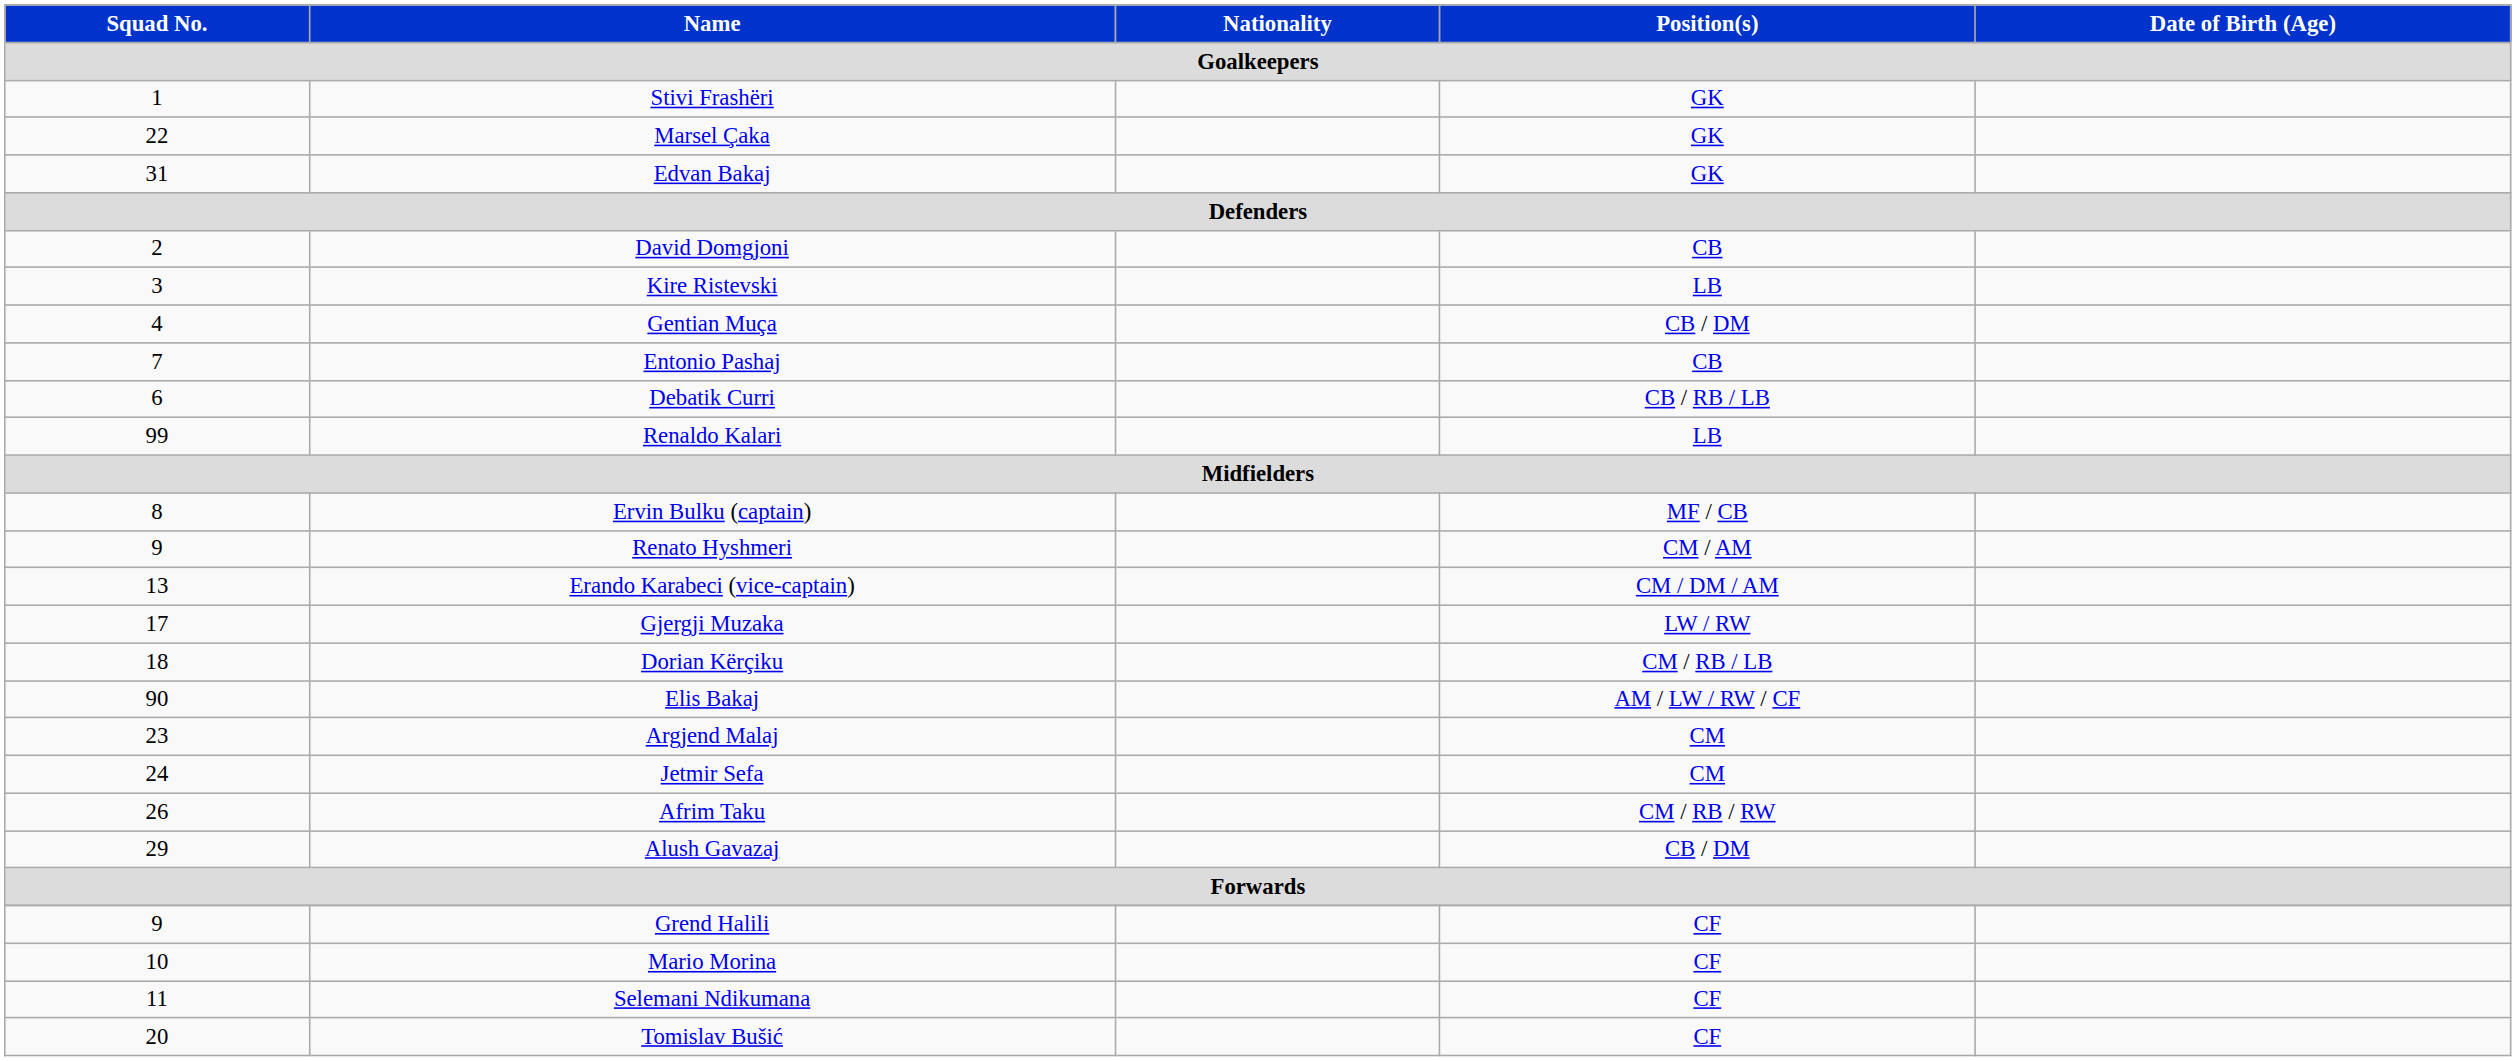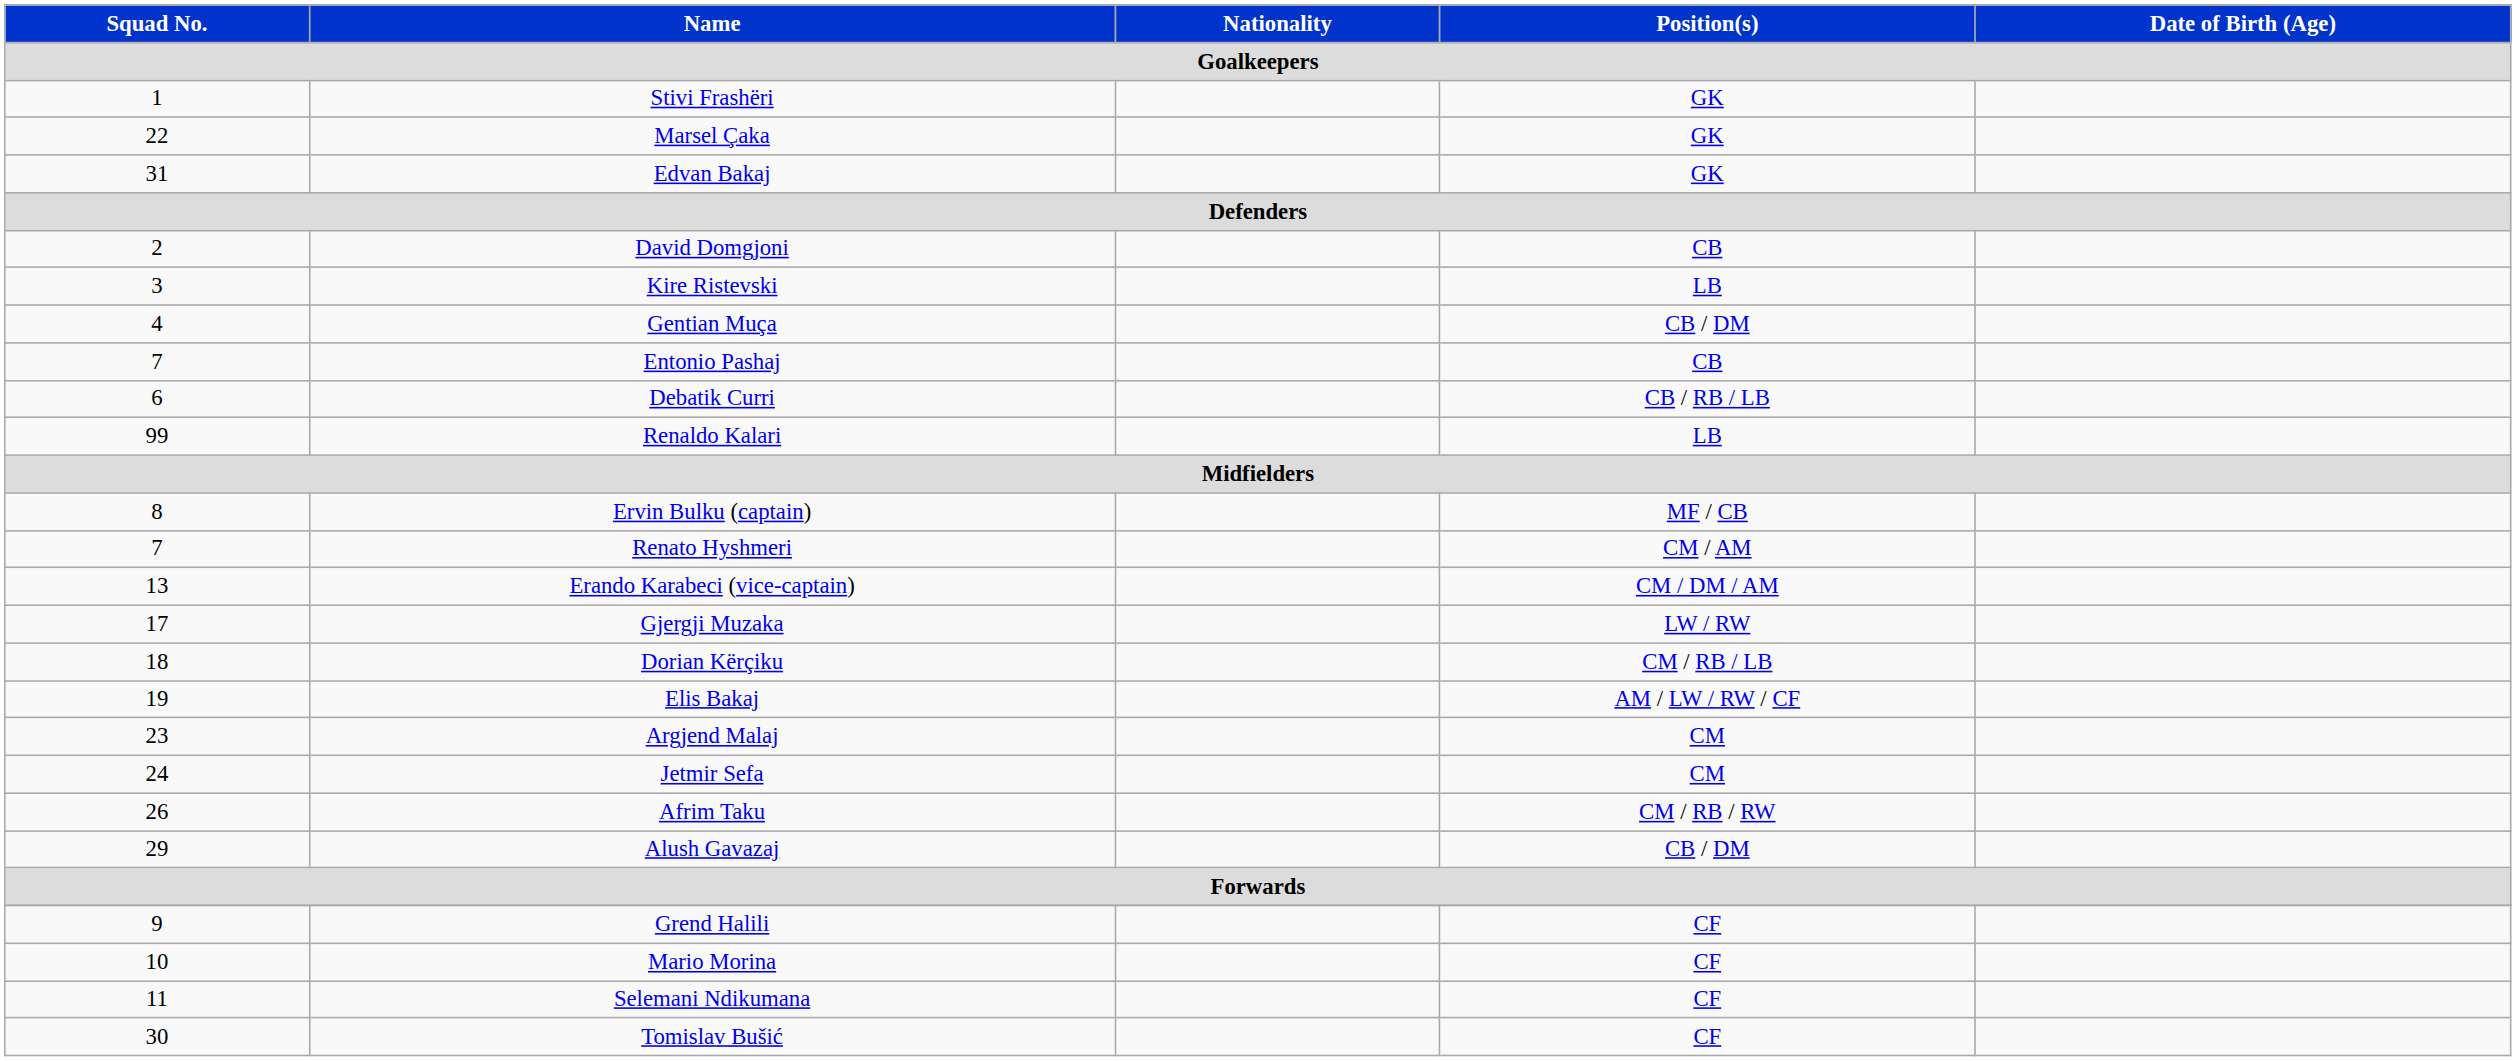(157, 549) 9 -> (157, 549) 7
(157, 699) 90 -> (157, 699) 19
(157, 1036) 20 -> (157, 1036) 30
